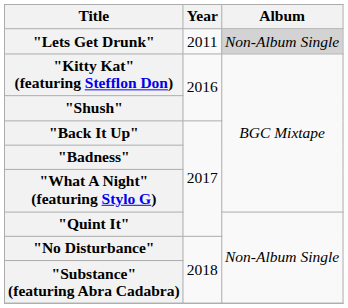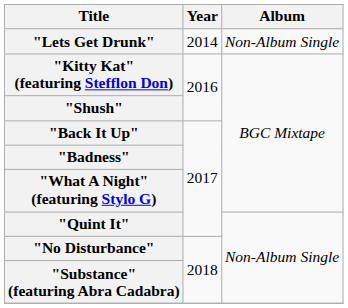(202, 41) 2011 -> (202, 41) 2014
(282, 41) lightgrey background -> (282, 41) no background
